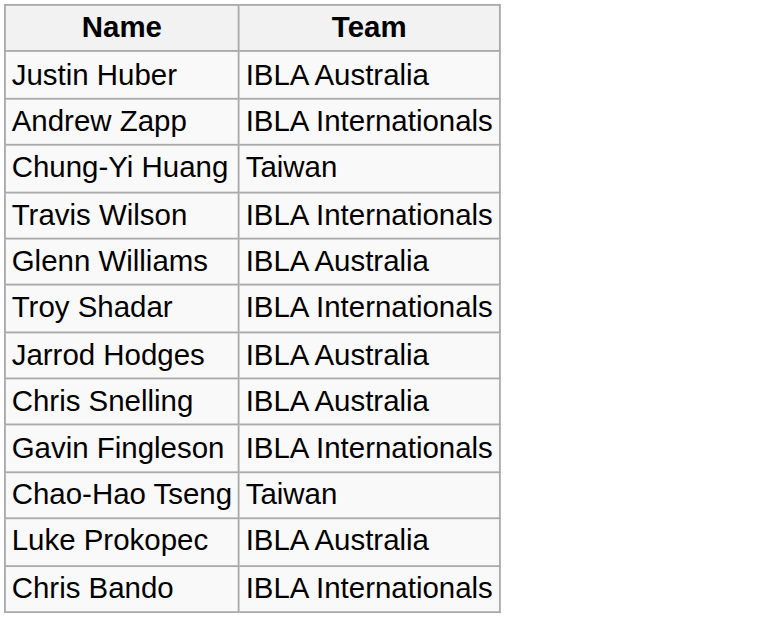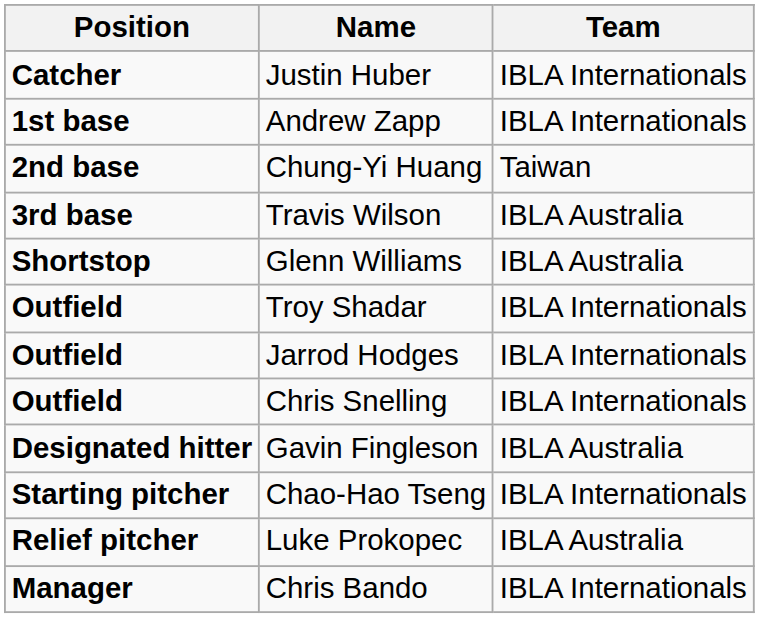+ column: (132, 27)
(337, 74) IBLA Australia -> (623, 74) IBLA Internationals
(369, 214) IBLA Internationals -> (591, 214) IBLA Australia
(337, 354) IBLA Australia -> (623, 354) IBLA Internationals
(337, 401) IBLA Australia -> (623, 401) IBLA Internationals
(369, 448) IBLA Internationals -> (591, 448) IBLA Australia
(292, 494) Taiwan -> (623, 494) IBLA Internationals
